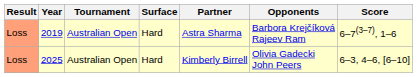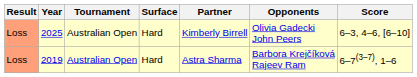rows swapped: (52, 33) <-> (52, 59)
